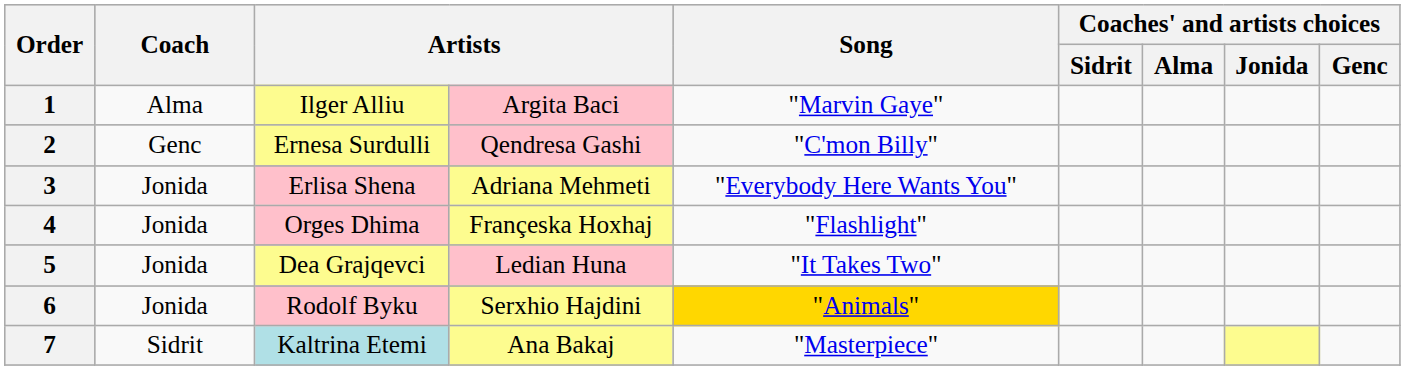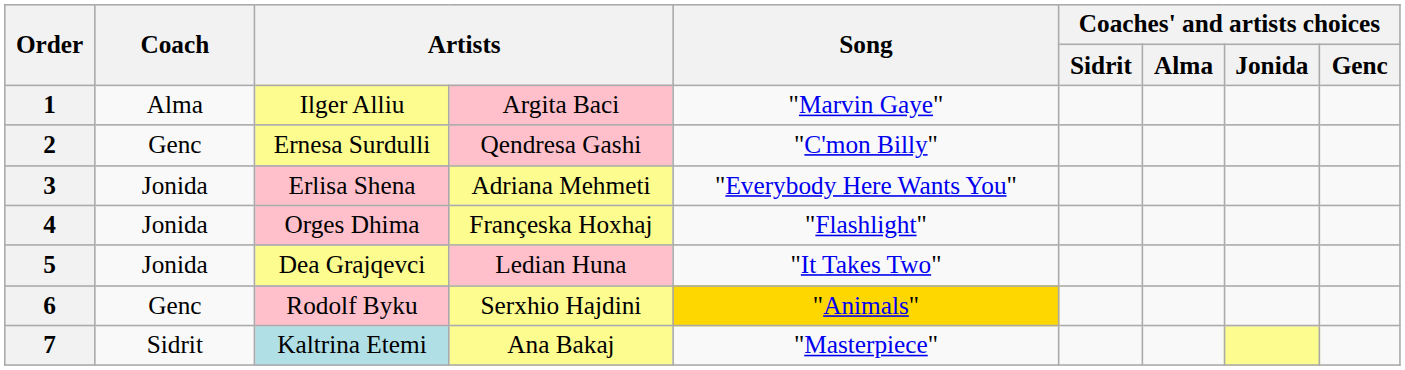(175, 305) Jonida -> (175, 305) Genc
